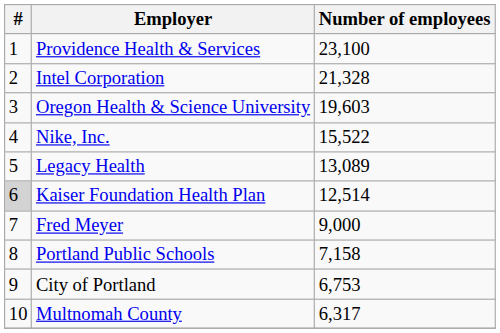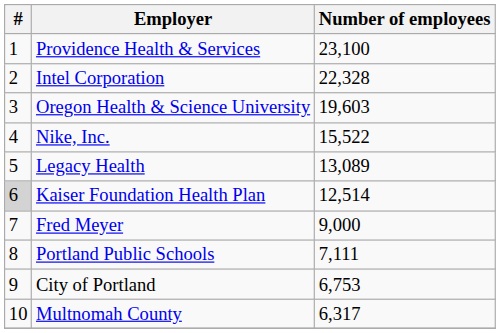(344, 78) 21,328 -> (344, 78) 22,328
(340, 254) 7,158 -> (339, 254) 7,111
